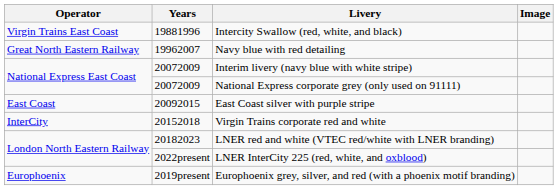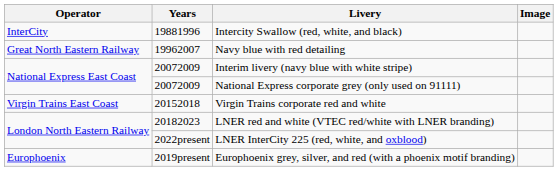(63, 31) Virgin Trains East Coast -> (27, 31) InterCity
- row: (295, 103)
(27, 121) InterCity -> (63, 103) Virgin Trains East Coast
